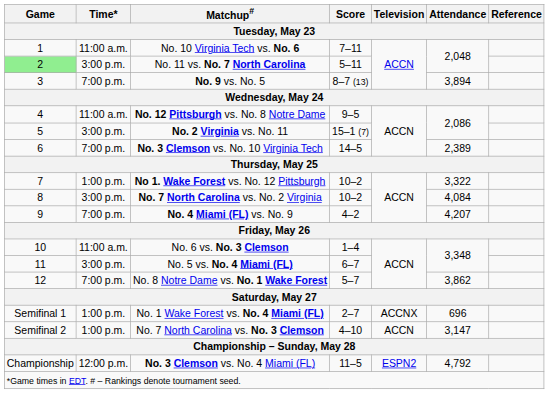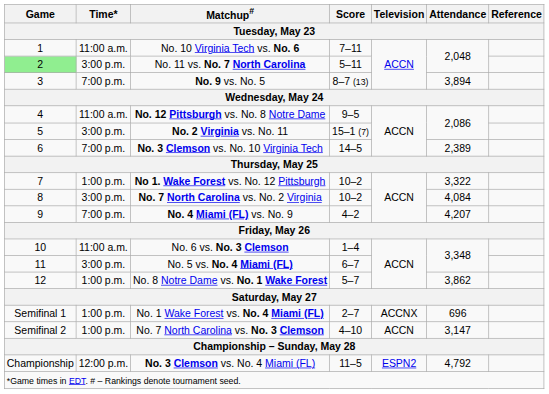(103, 281) 7:00 p.m. -> (103, 281) 1:00 p.m.
